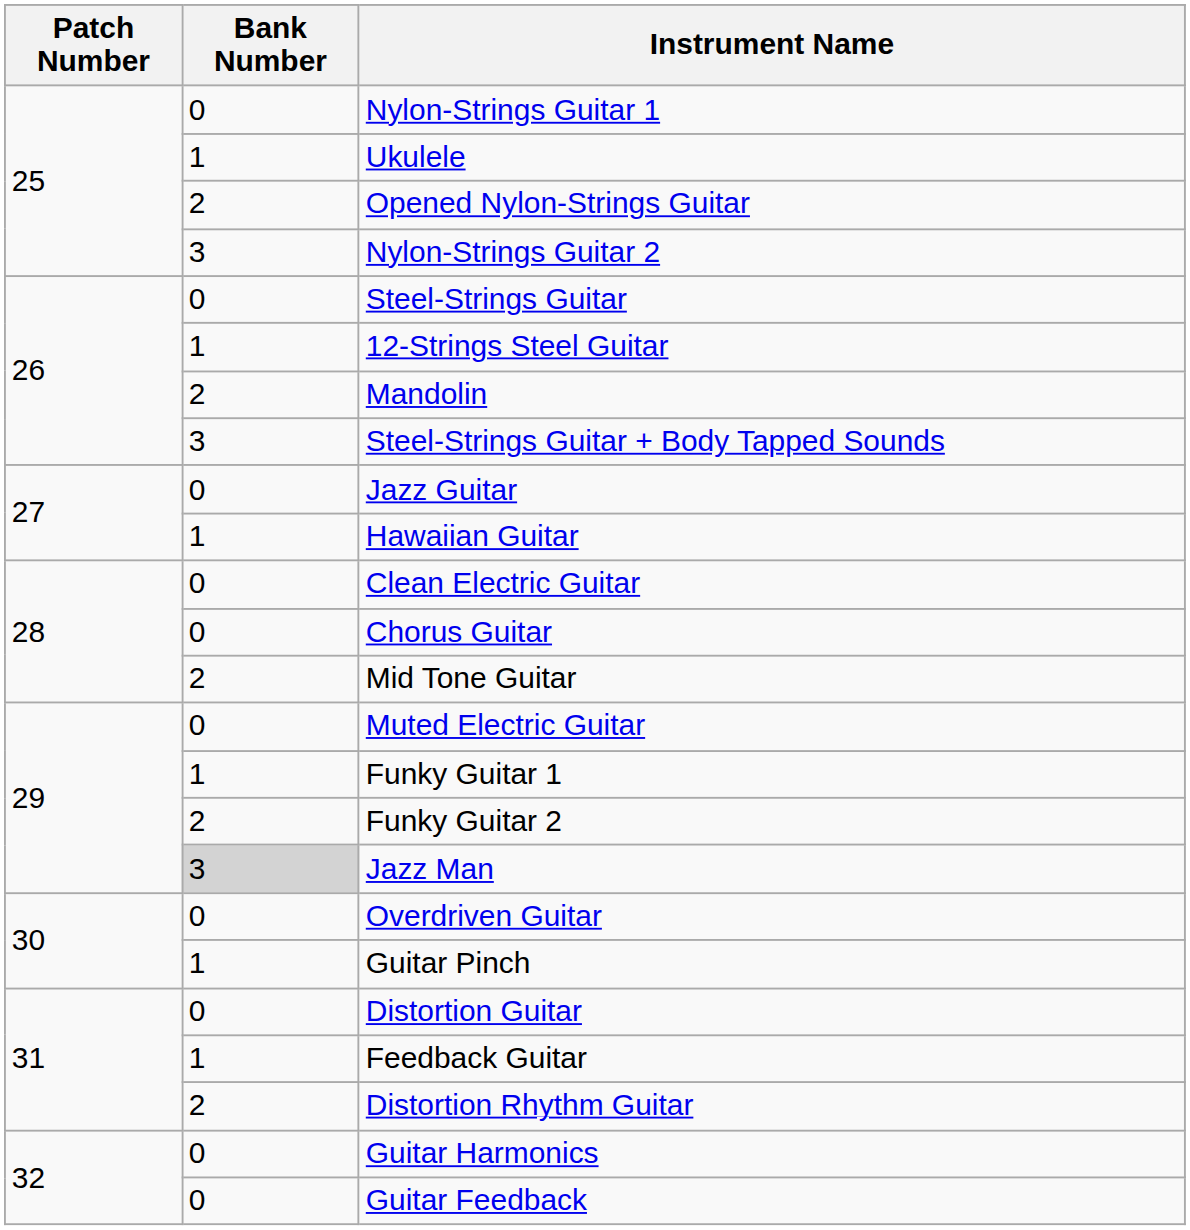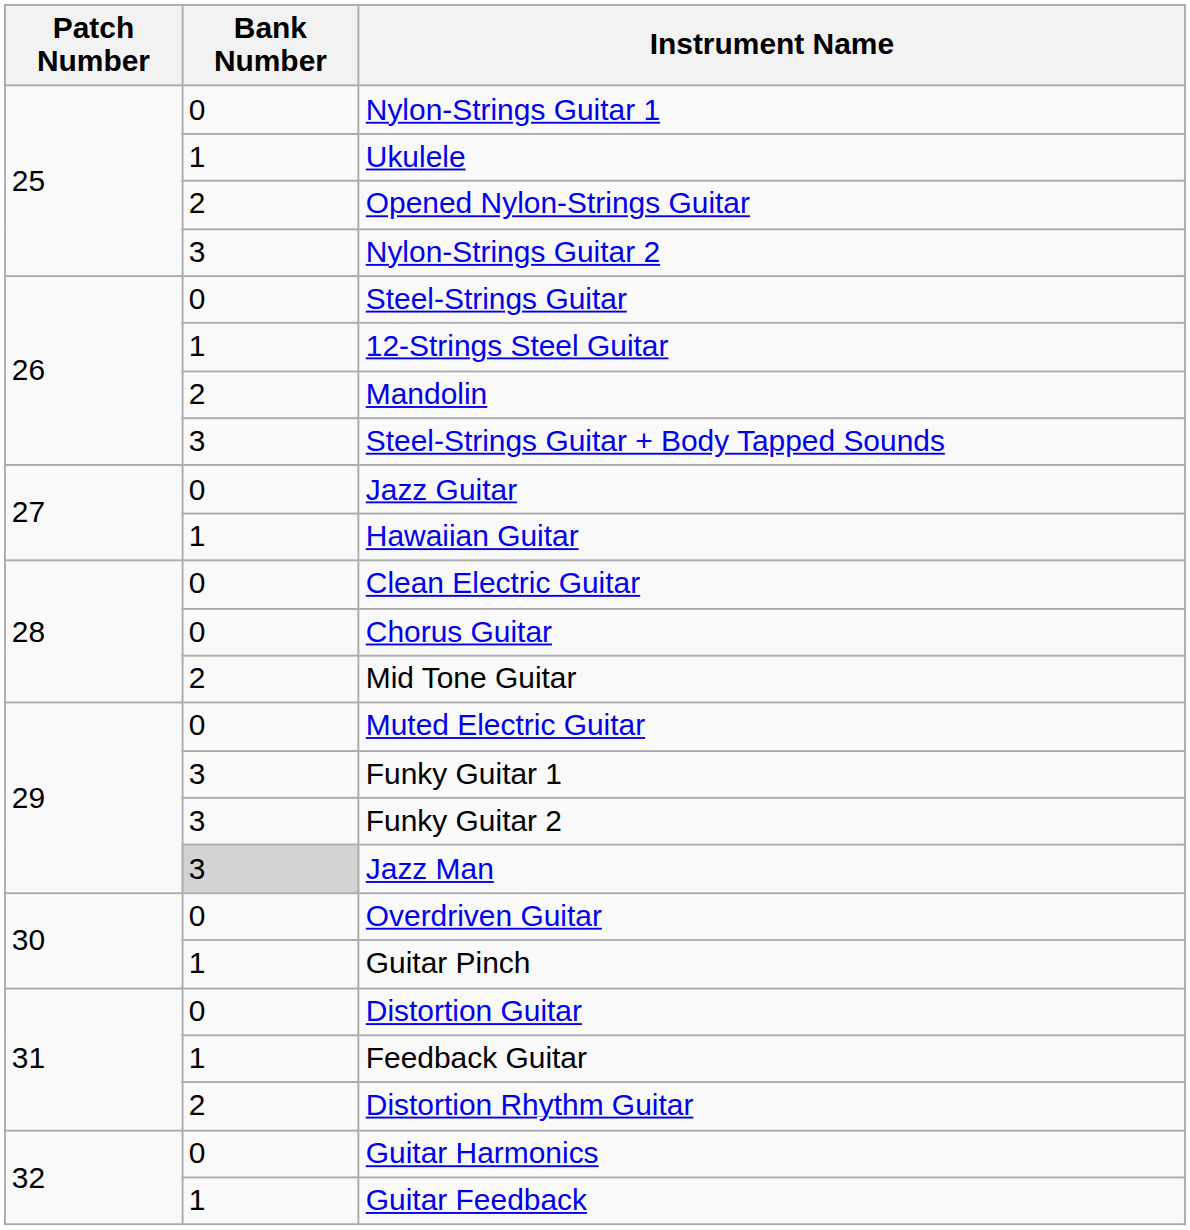(197, 773) 1 -> (197, 773) 3
(197, 821) 2 -> (197, 821) 3
(197, 1200) 0 -> (197, 1200) 1
